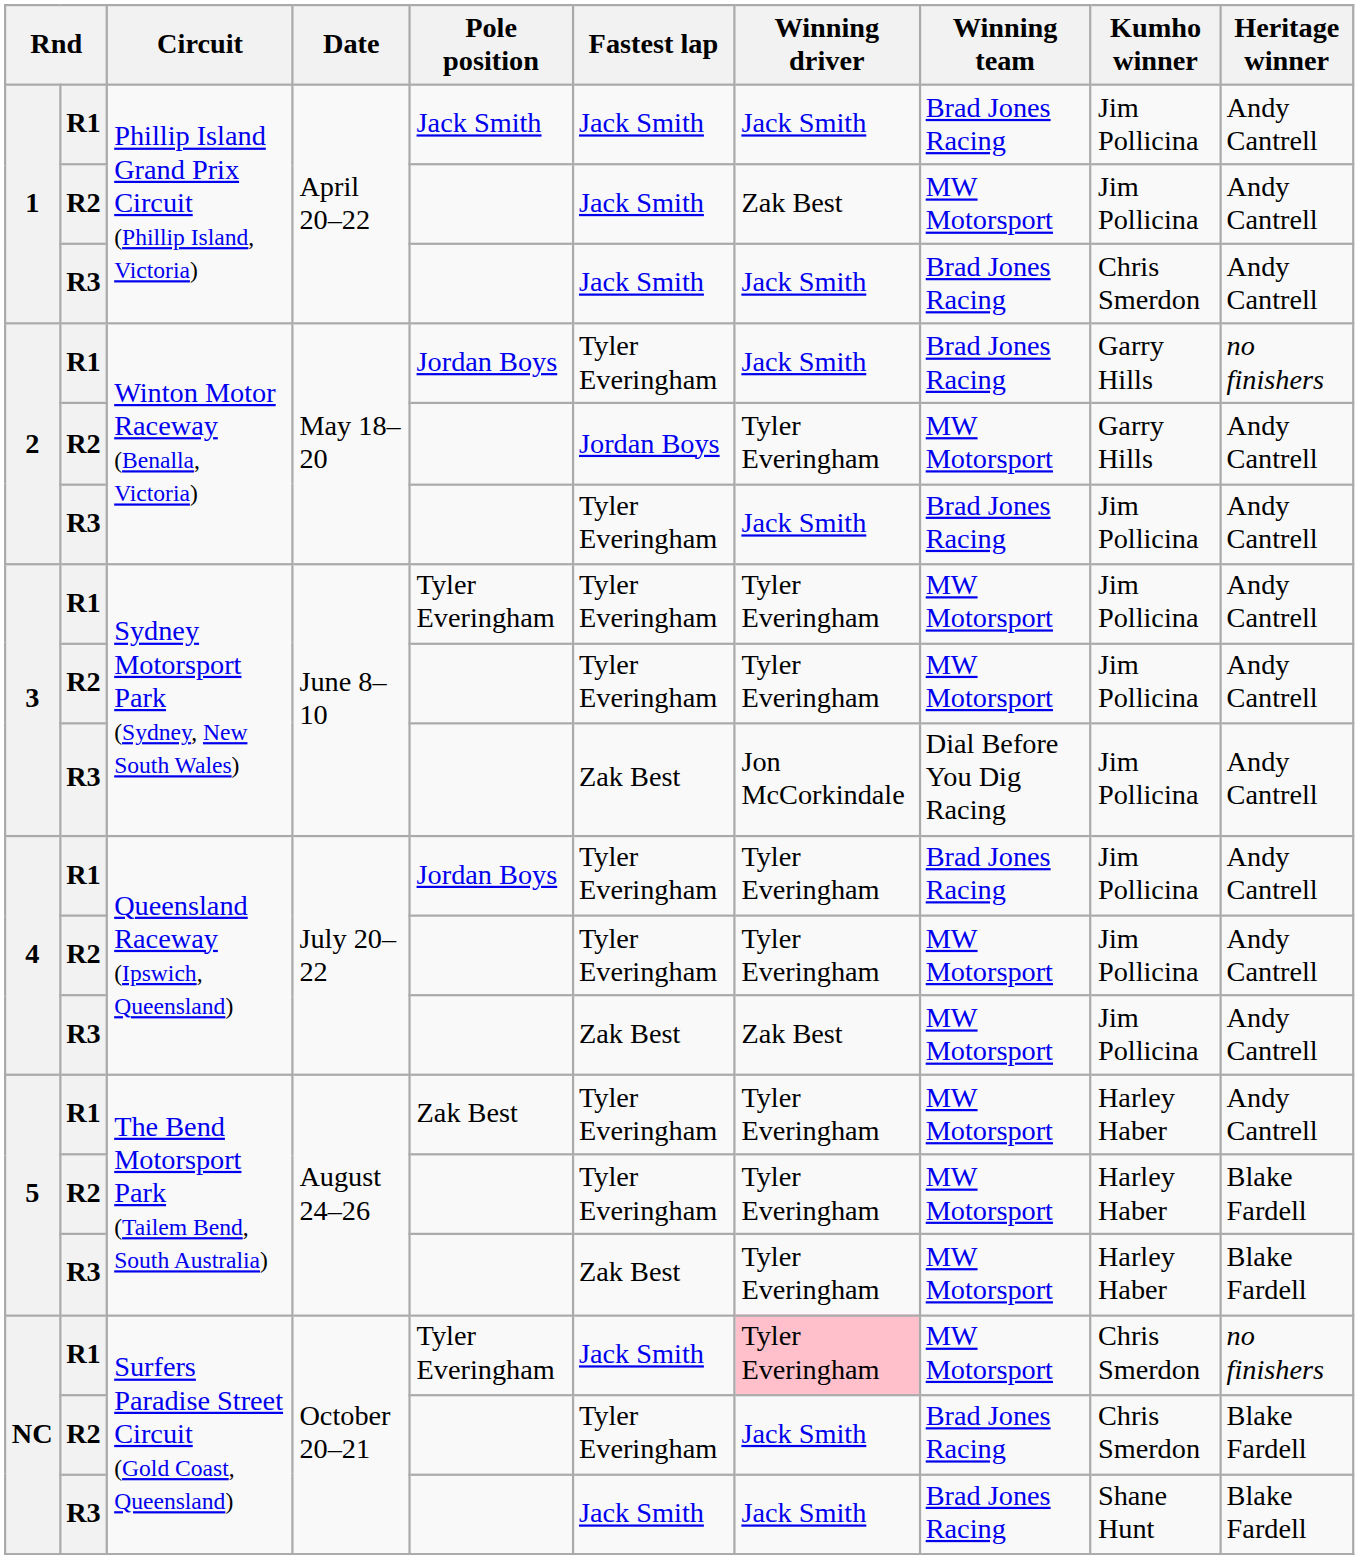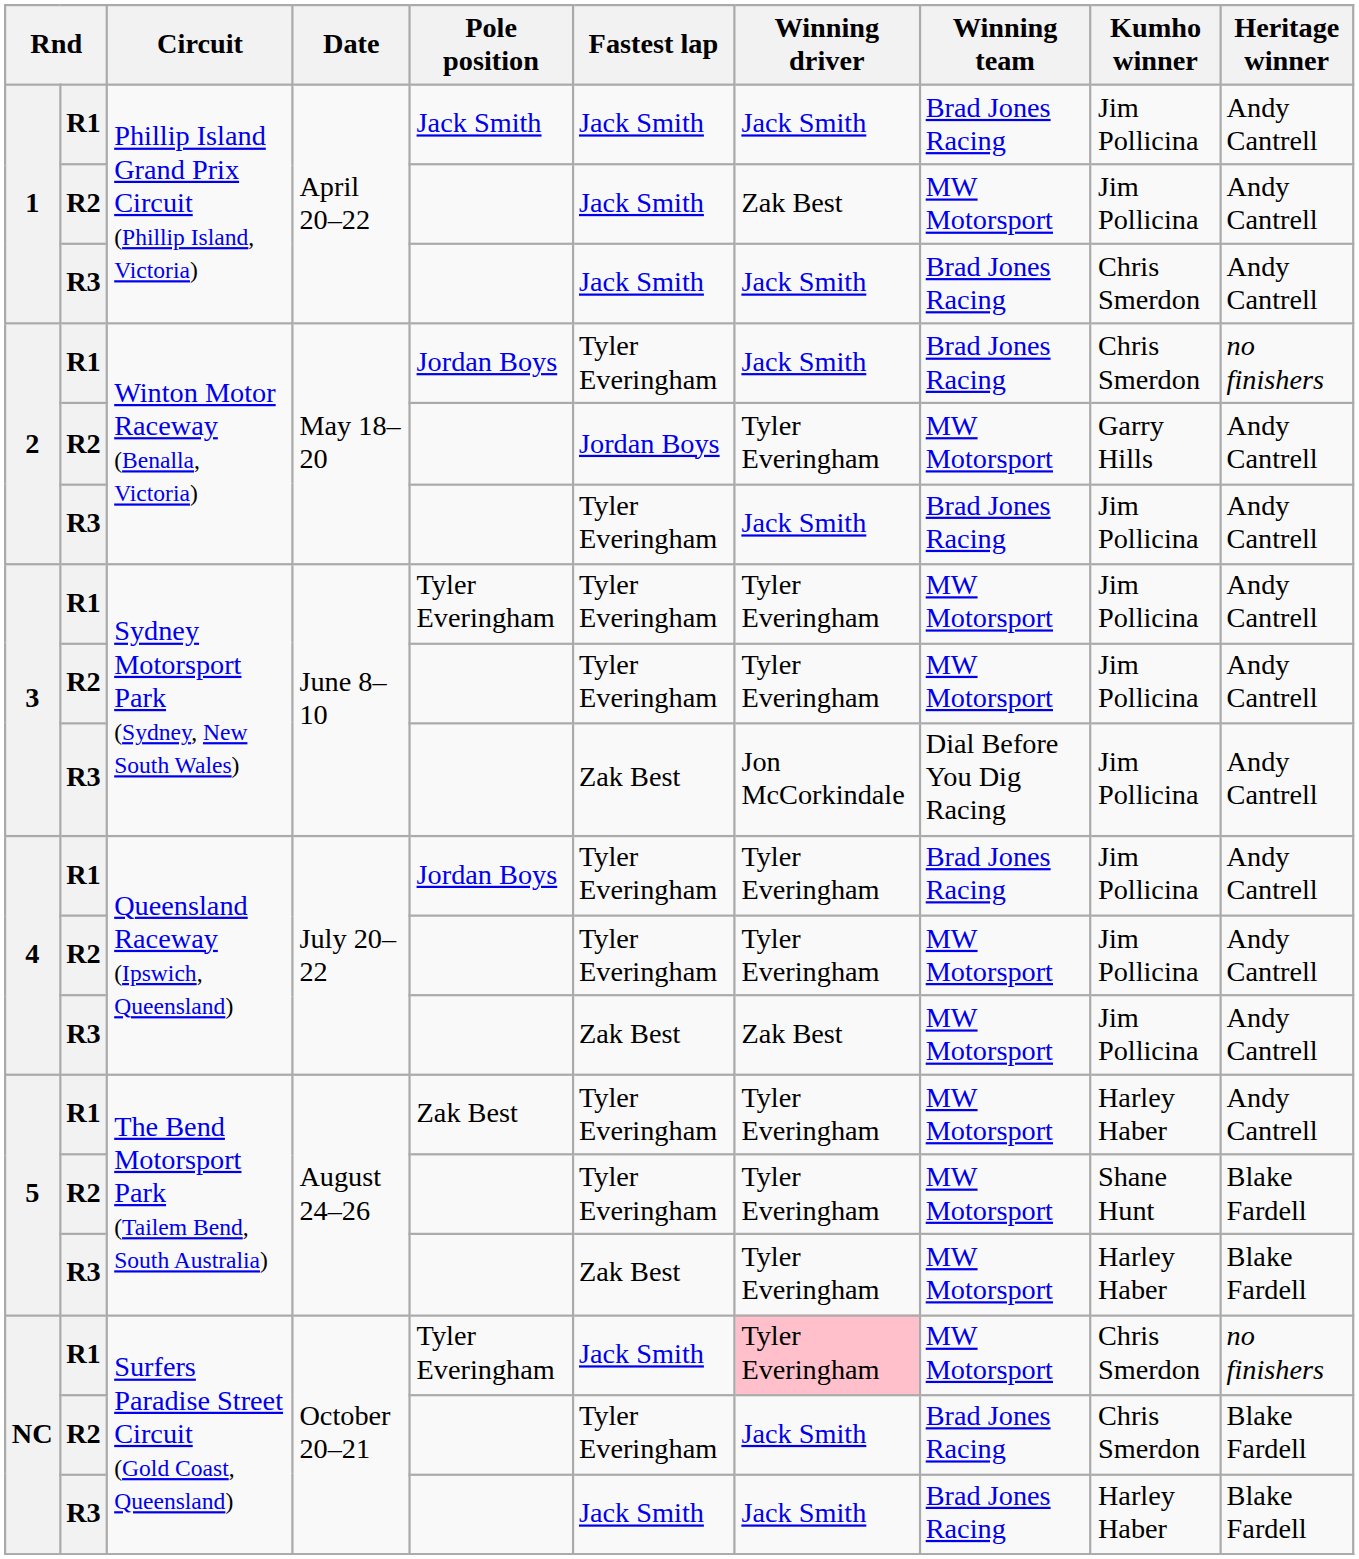(1131, 363) Garry Hills -> (1149, 363) Chris Smerdon
(1136, 1194) Harley Haber -> (1132, 1194) Shane Hunt
(1132, 1513) Shane Hunt -> (1136, 1513) Harley Haber
